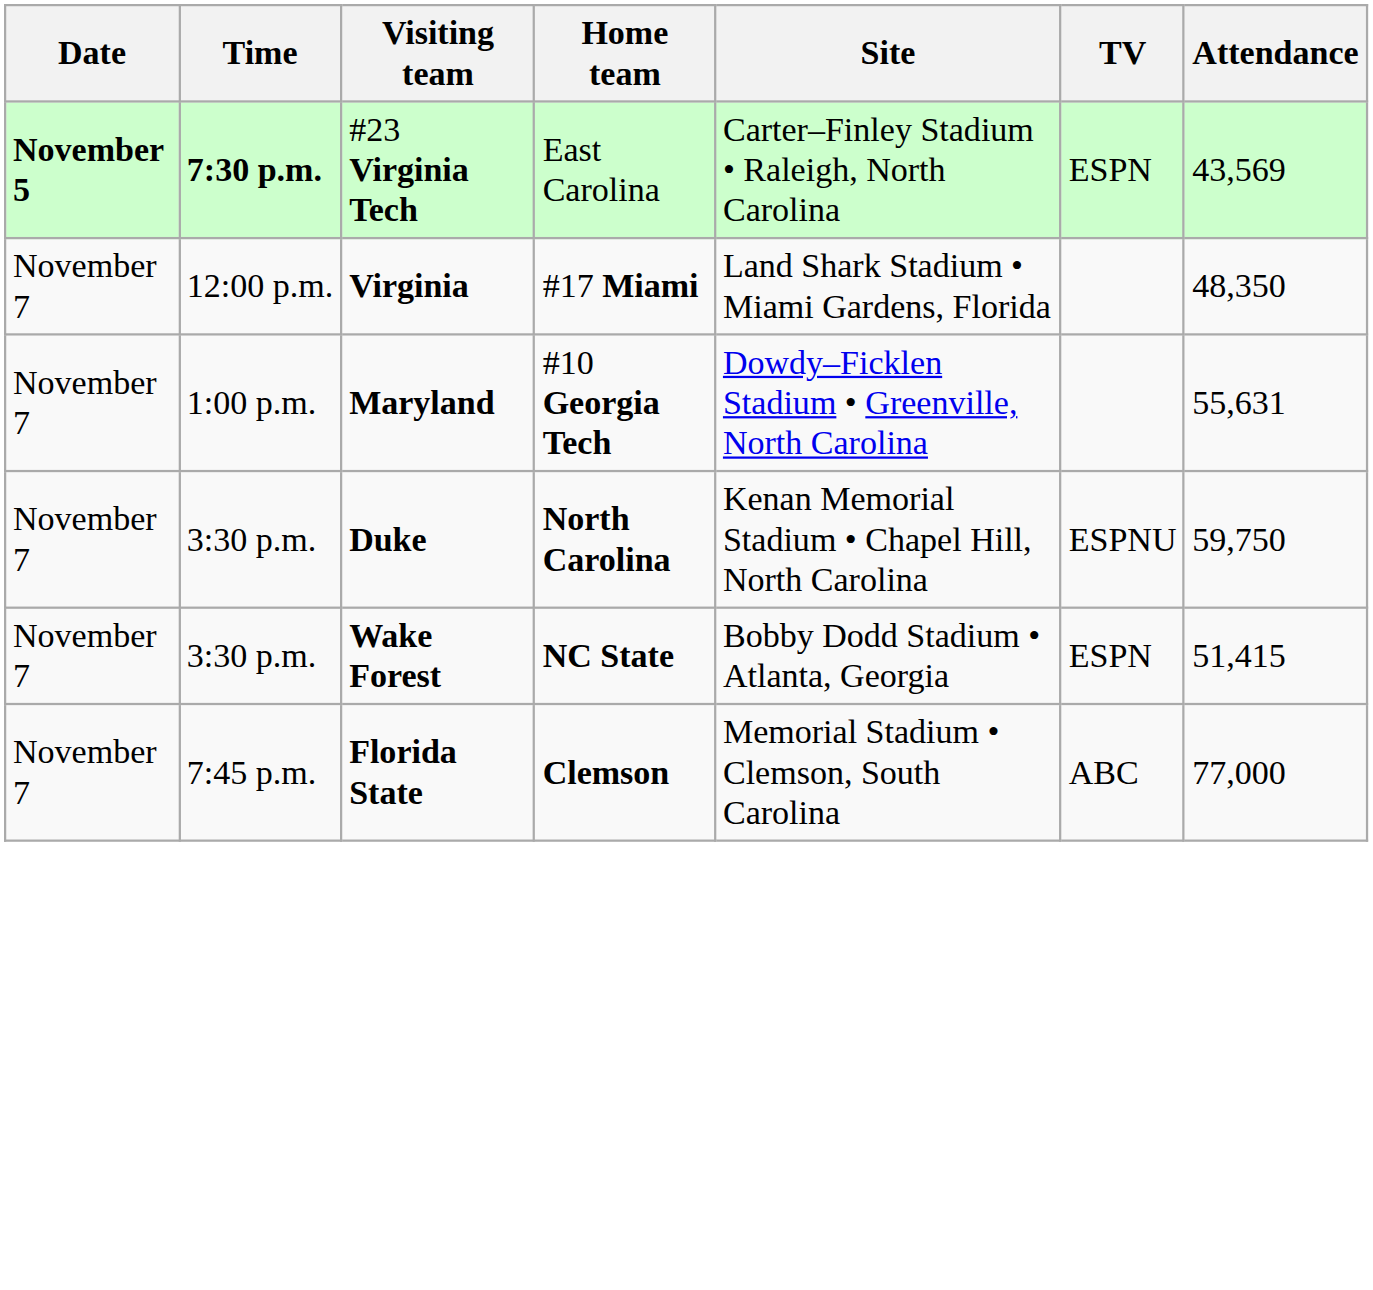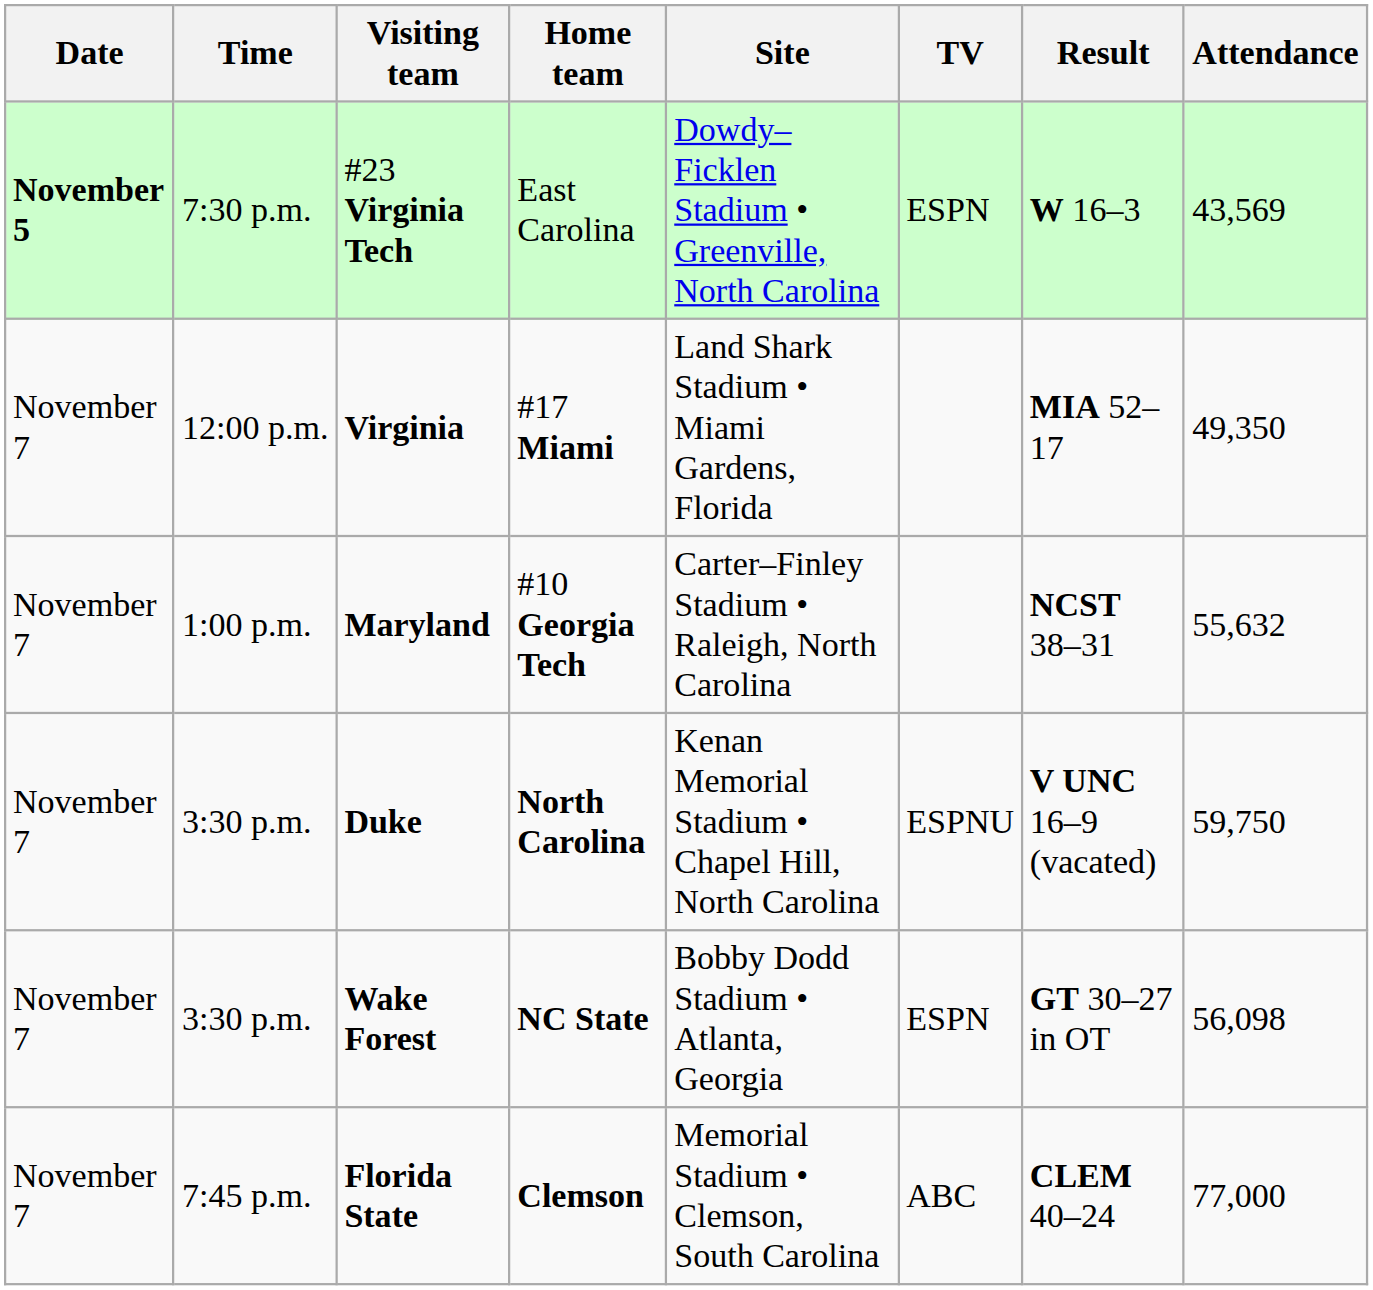+ column: (1103, 52)
(254, 169) bold -> (247, 209) normal
(878, 169) Carter–Finley Stadium • Raleigh, North Carolina -> (777, 209) Dowdy–Ficklen Stadium • Greenville, North Carolina
(1239, 286) 48,350 -> (1239, 427) 49,350
(870, 402) Dowdy–Ficklen Stadium • Greenville, North Carolina -> (775, 624) Carter–Finley Stadium • Raleigh, North Carolina
(1239, 402) 55,631 -> (1239, 624) 55,632
(1239, 656) 51,415 -> (1239, 1019) 56,098
